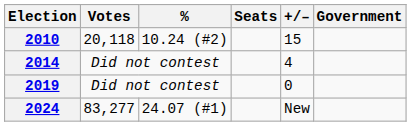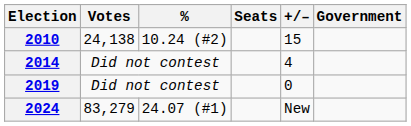(109, 40) 20,118 -> (109, 40) 24,138
(109, 109) 83,277 -> (109, 109) 83,279
